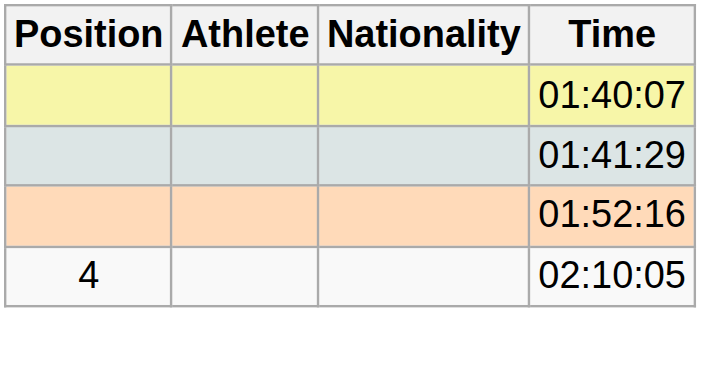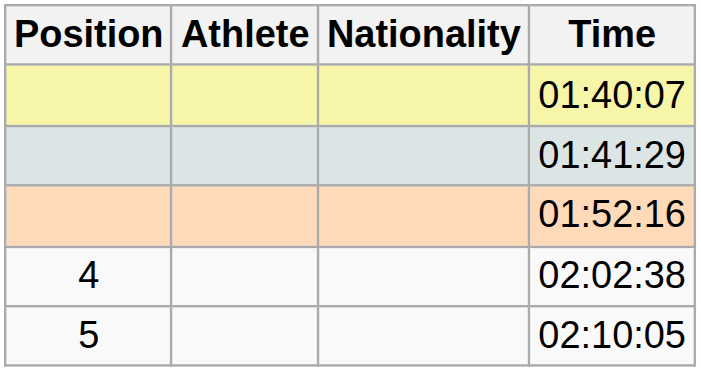+ row: (612, 275)
(89, 275) 4 -> (89, 335) 5
